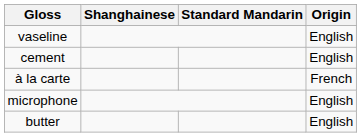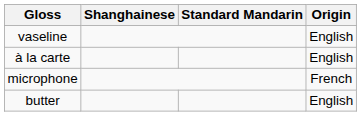- row: (43, 57)
(331, 79) French -> (331, 57) English
(331, 100) English -> (331, 79) French
